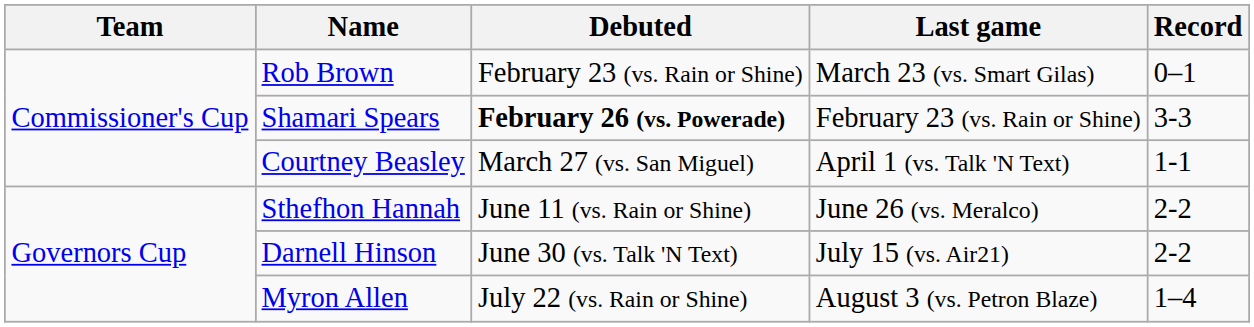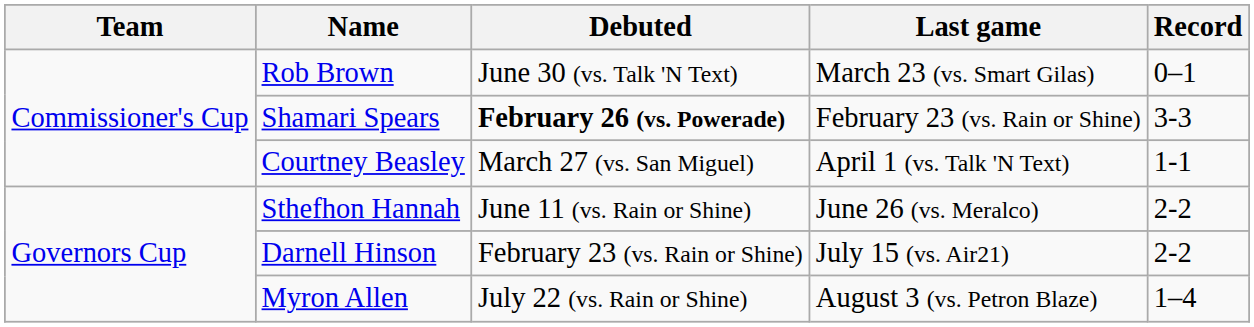(640, 72) February 23 (vs. Rain or Shine) -> (608, 72) June 30 (vs. Talk 'N Text)
(608, 252) June 30 (vs. Talk 'N Text) -> (640, 252) February 23 (vs. Rain or Shine)
